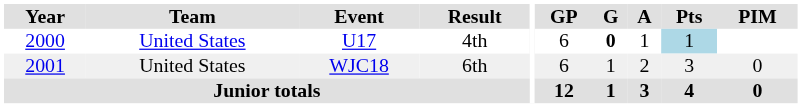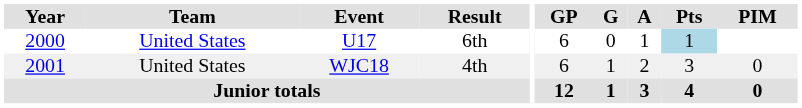(475, 41) 4th -> (475, 41) 6th
(611, 41) bold -> (611, 41) normal
(475, 65) 6th -> (475, 65) 4th
